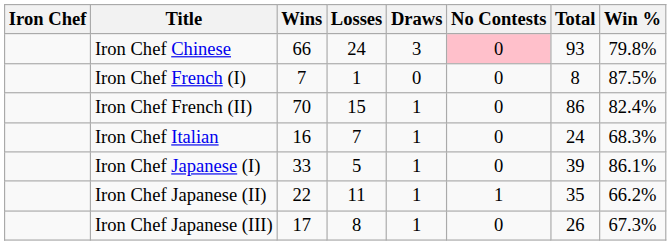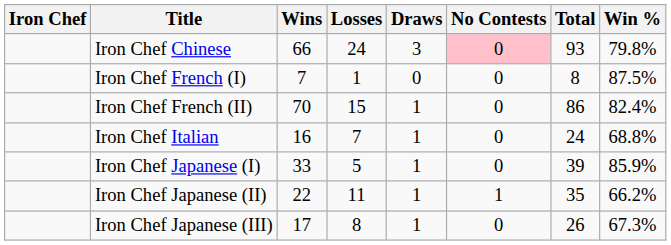(632, 136) 68.3% -> (632, 136) 68.8%
(632, 166) 86.1% -> (632, 166) 85.9%
